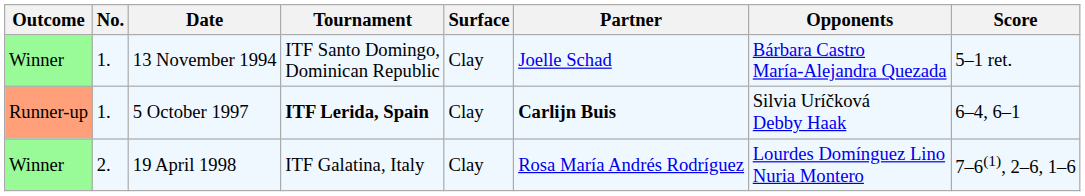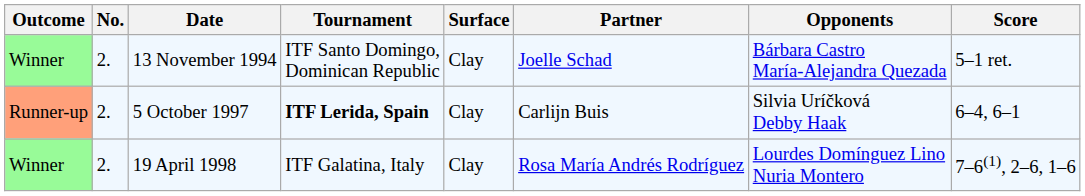(104, 60) 1. -> (104, 60) 2.
(104, 111) 1. -> (104, 111) 2.
(567, 111) bold -> (563, 111) normal
